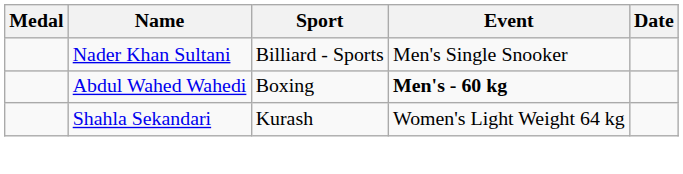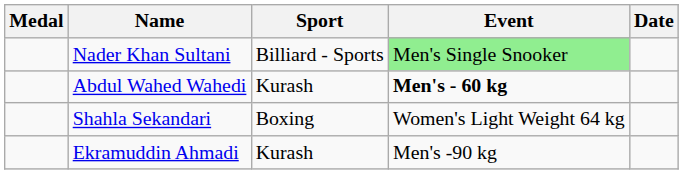(480, 54) no background -> (480, 54) lightgreen background
(285, 86) Boxing -> (284, 86) Kurash
(284, 119) Kurash -> (285, 119) Boxing
+ row: (156, 152)
